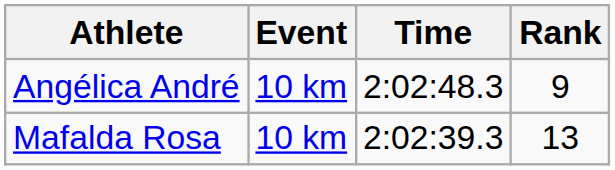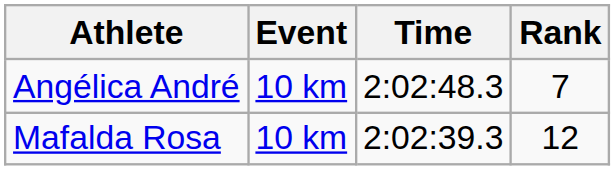(560, 85) 9 -> (560, 85) 7
(560, 139) 13 -> (560, 139) 12
